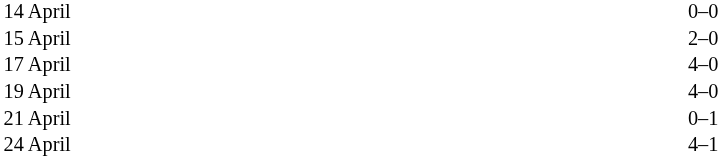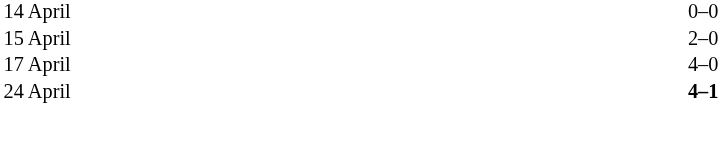- row: (37, 91)
- row: (37, 118)
(703, 144) normal -> (703, 91) bold
